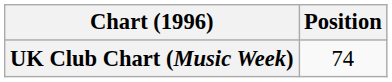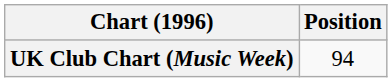(343, 58) 74 -> (343, 58) 94
